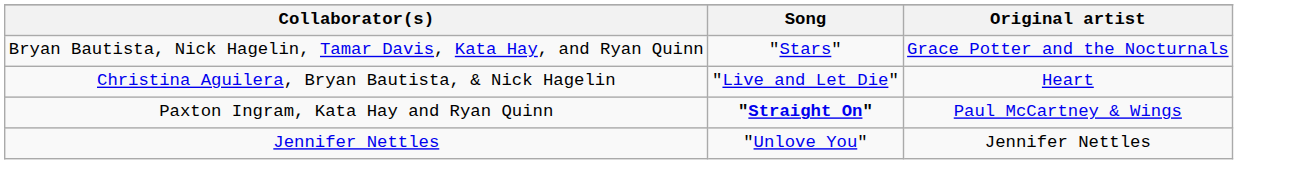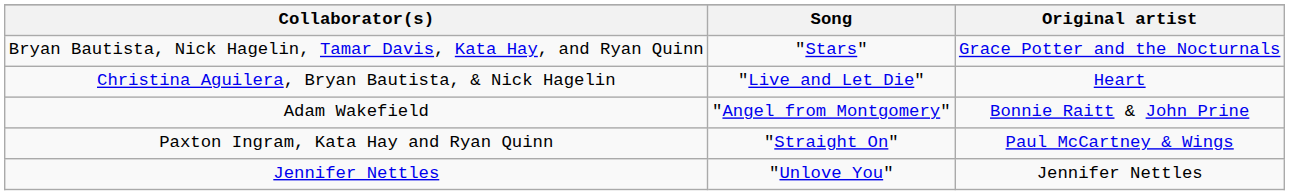+ row: (356, 113)
(805, 113) bold -> (831, 143) normal
